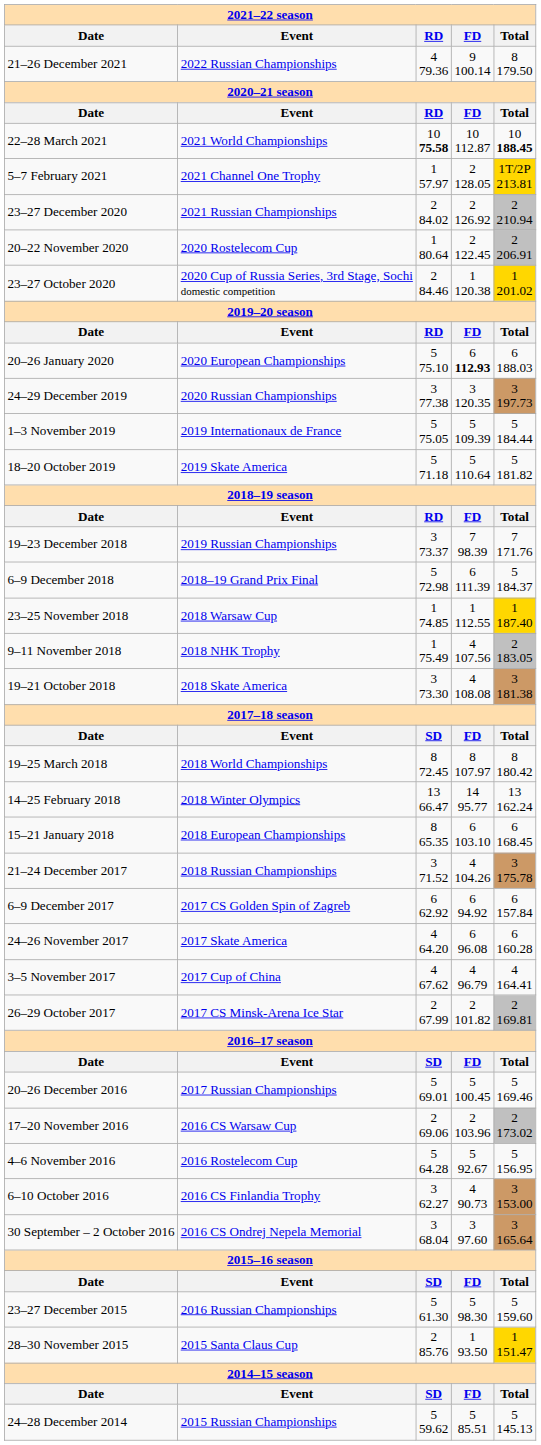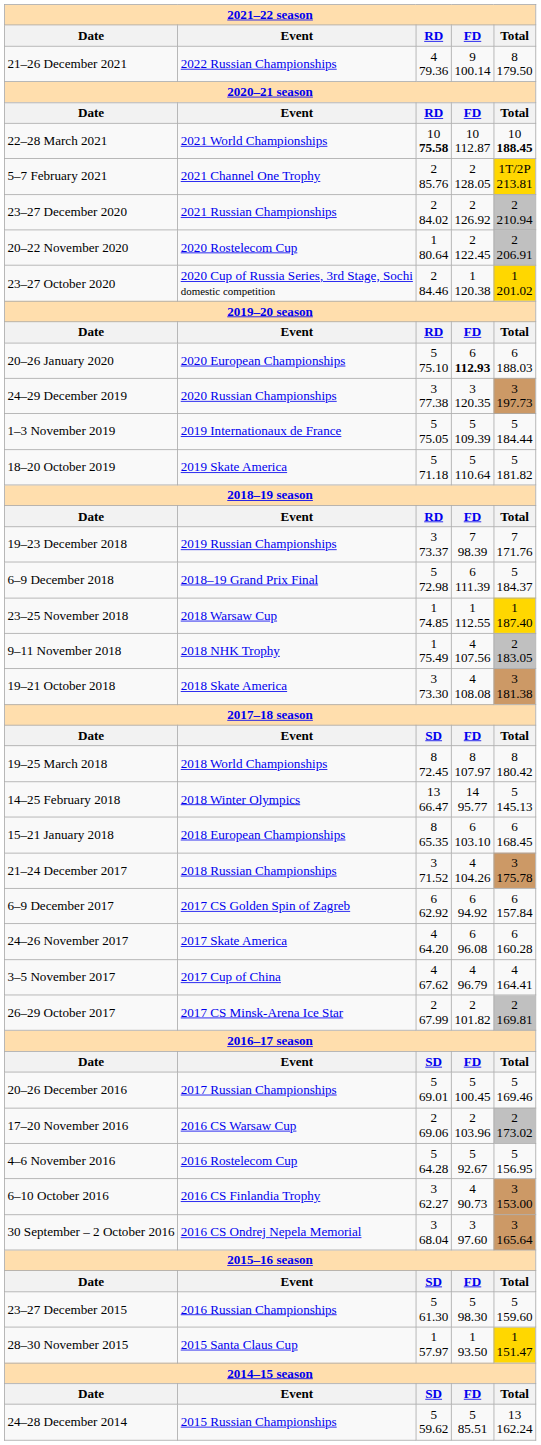(434, 176) 1 57.97 -> (434, 176) 2 85.76
(515, 799) 13 162.24 -> (515, 799) 5 145.13
(434, 1345) 2 85.76 -> (434, 1345) 1 57.97
(515, 1422) 5 145.13 -> (515, 1422) 13 162.24
